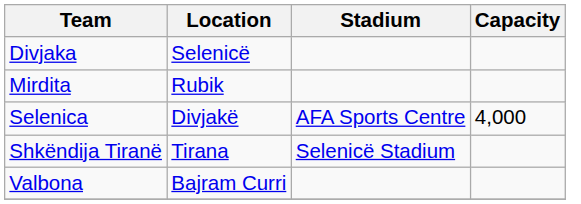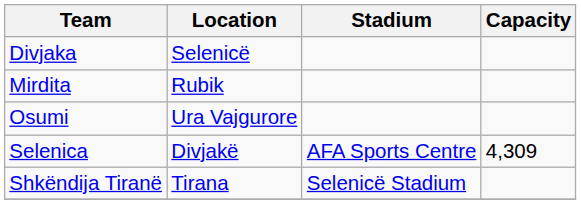+ row: (39, 118)
(500, 118) 4,000 -> (511, 150) 4,309
- row: (46, 183)
